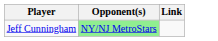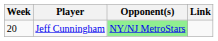+ column: (19, 12)
